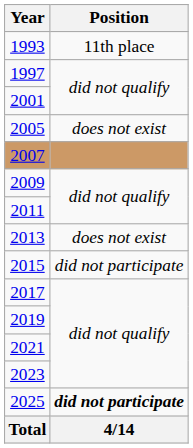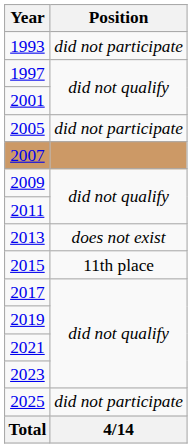(119, 45) 11th place -> (119, 45) did not participate
(119, 127) does not exist -> (119, 127) did not participate
(119, 264) did not participate -> (119, 264) 11th place
(119, 401) bold -> (119, 401) normal
